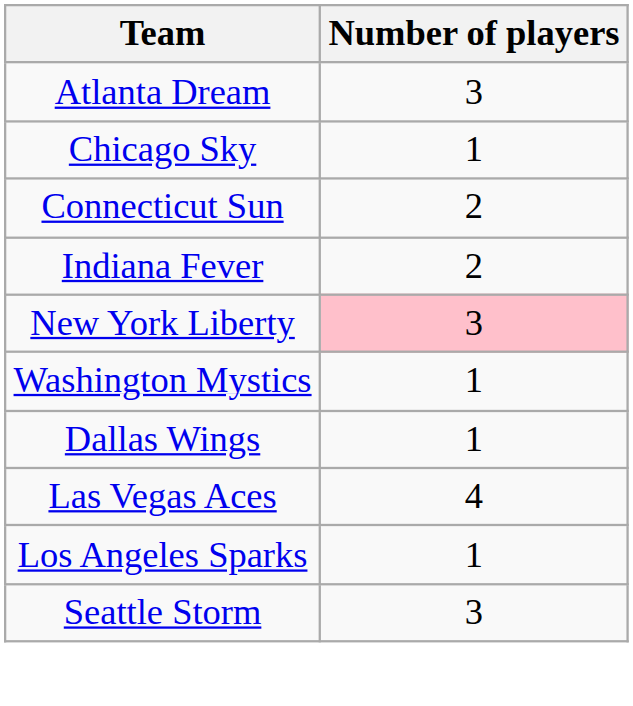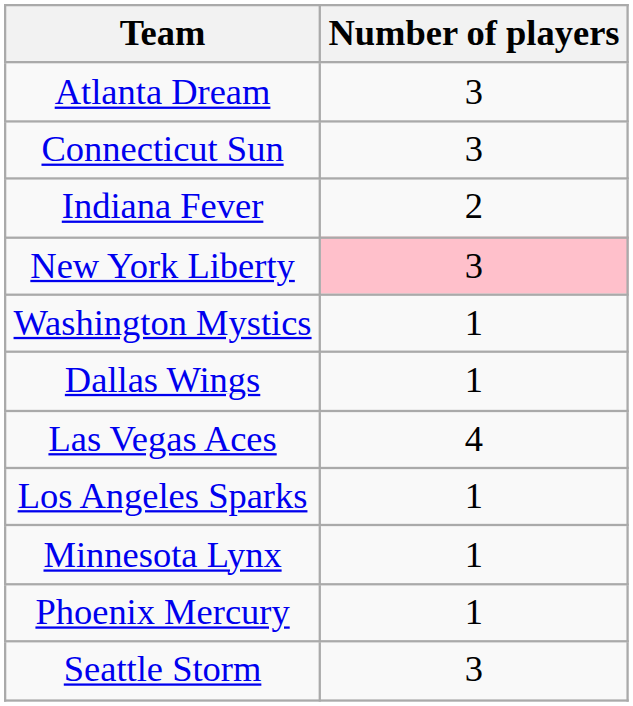- row: (163, 149)
(474, 206) 2 -> (474, 149) 3
+ row: (163, 554)
+ row: (163, 611)
